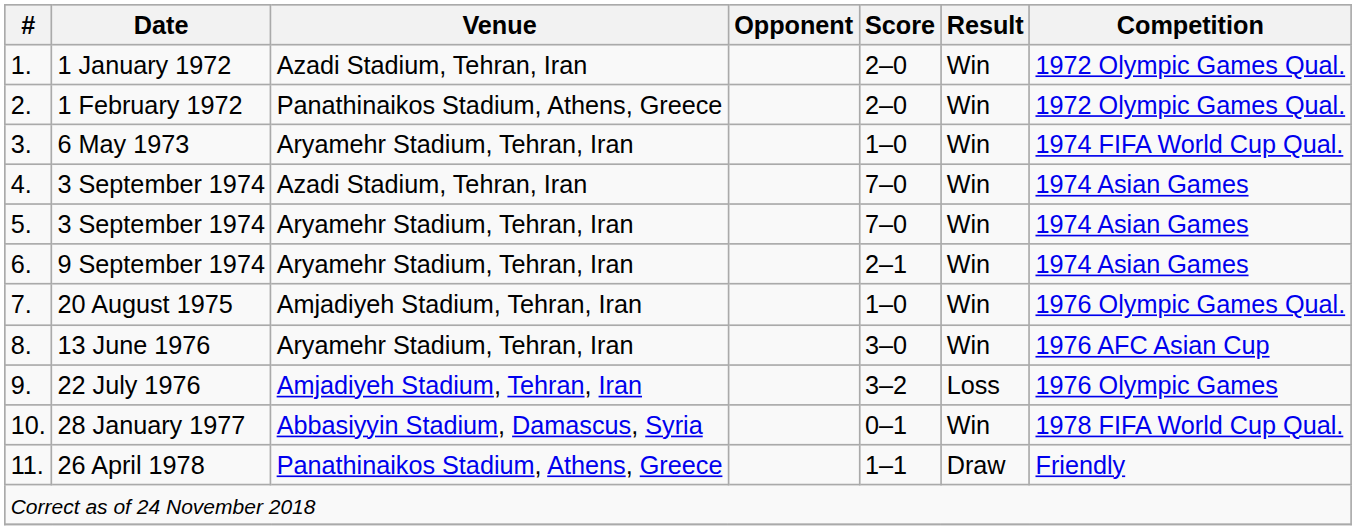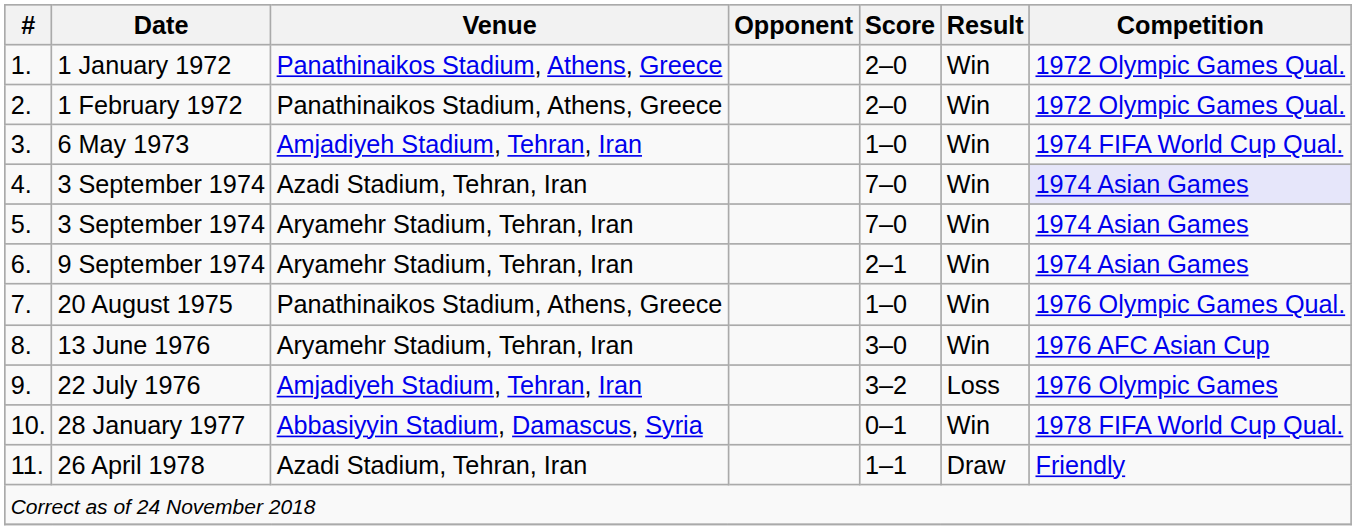(432, 65) Azadi Stadium, Tehran, Iran -> (500, 65) Panathinaikos Stadium, Athens, Greece
(455, 145) Aryamehr Stadium, Tehran, Iran -> (459, 145) Amjadiyeh Stadium, Tehran, Iran
(1142, 185) no background -> (1142, 185) lavender background
(459, 305) Amjadiyeh Stadium, Tehran, Iran -> (499, 305) Panathinaikos Stadium, Athens, Greece
(500, 464) Panathinaikos Stadium, Athens, Greece -> (432, 464) Azadi Stadium, Tehran, Iran
